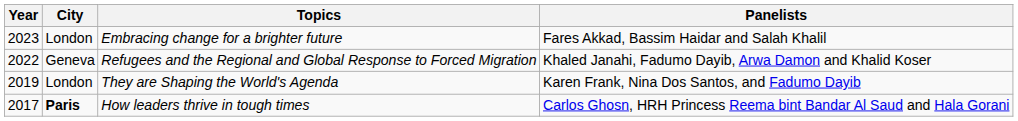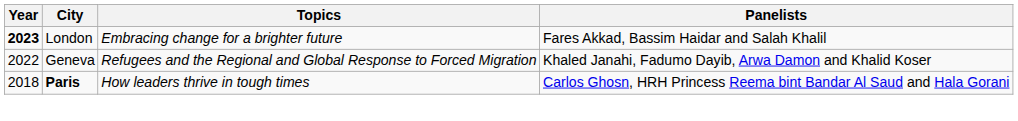(23, 37) normal -> (23, 37) bold
- row: (220, 82)
(23, 104) 2017 -> (23, 82) 2018
